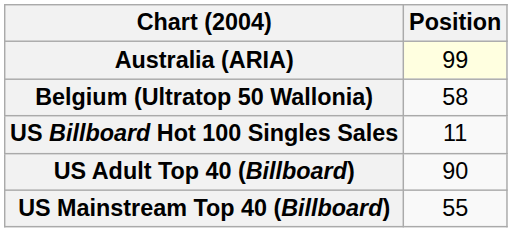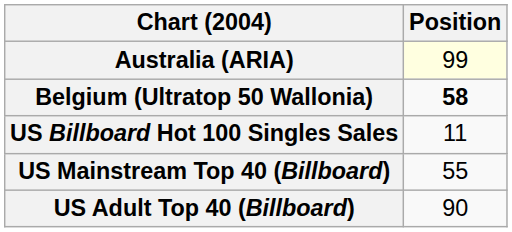(455, 97) normal -> (455, 97) bold
rows swapped: (204, 171) <-> (204, 208)
